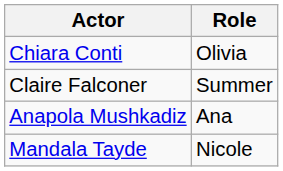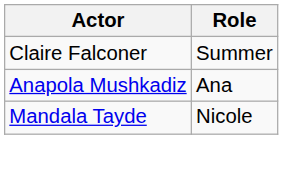- row: (66, 52)
